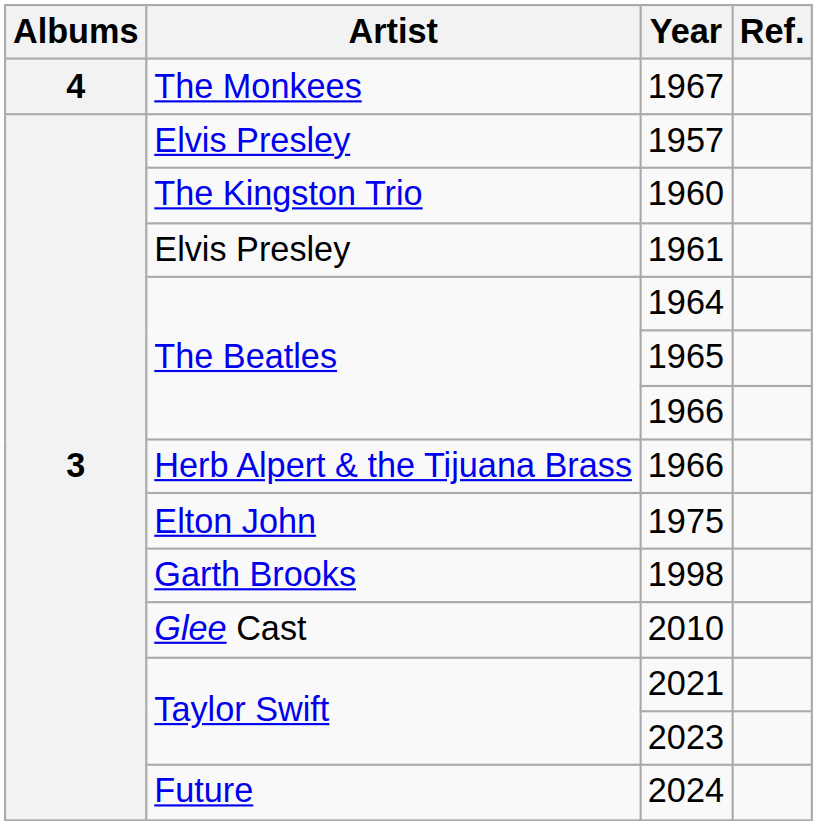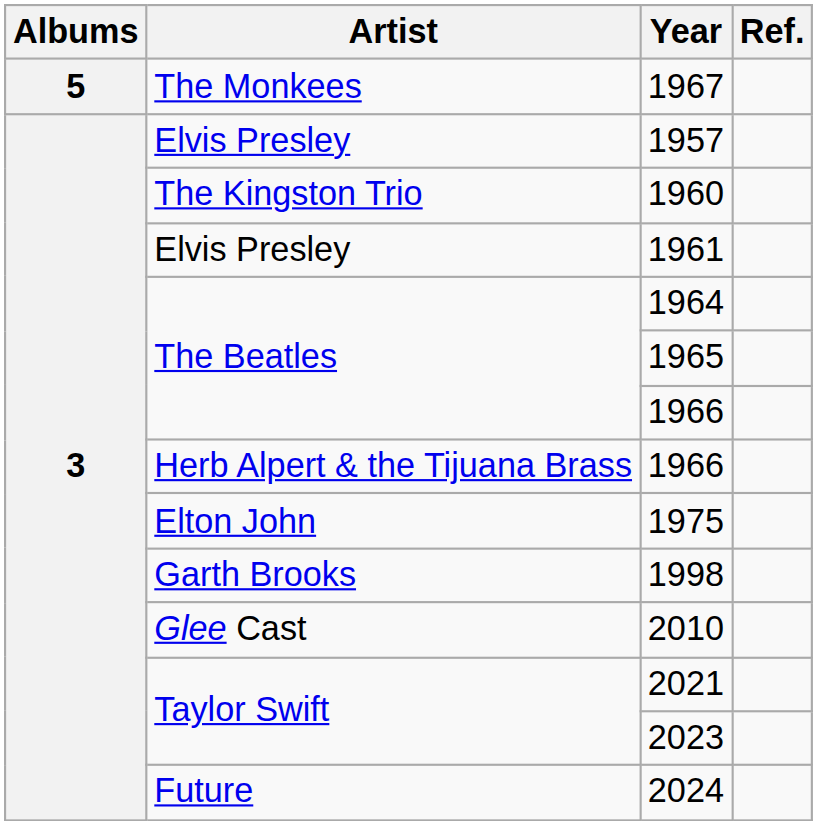(76, 85) 4 -> (76, 85) 5
